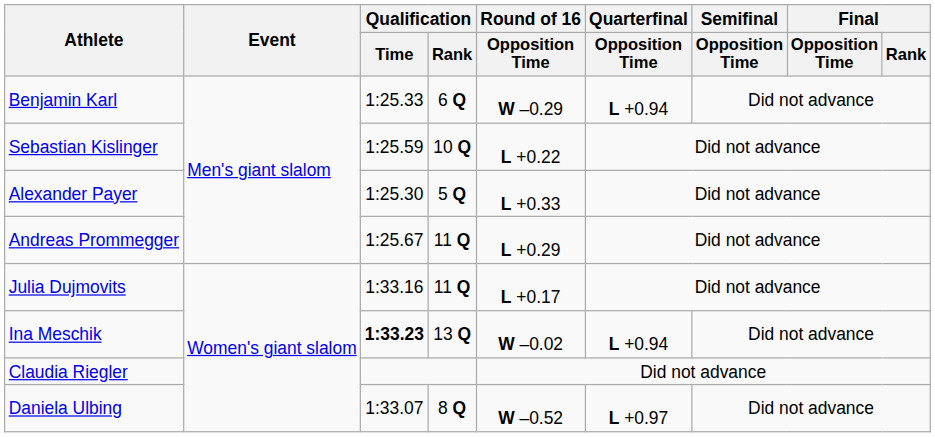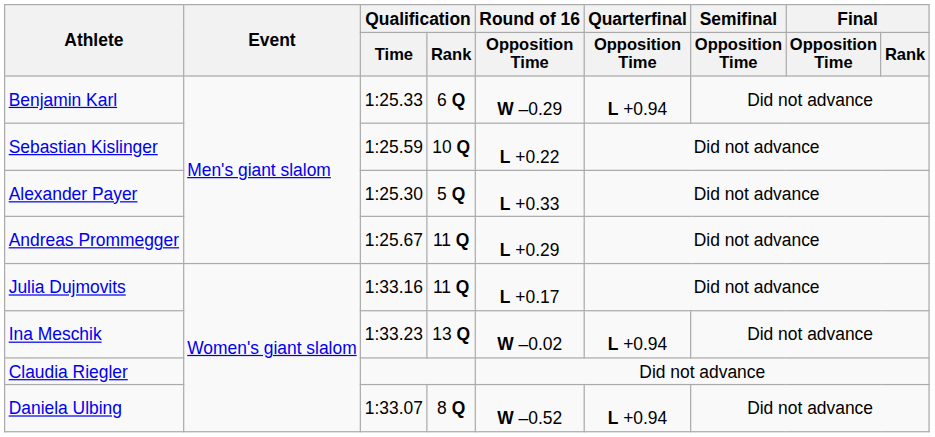(394, 335) bold -> (394, 335) normal
(638, 419) L +0.97 -> (637, 419) L +0.94
